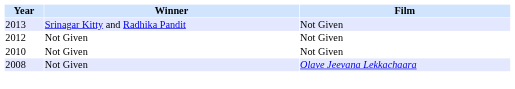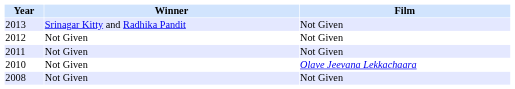+ row: (15, 51)
(322, 51) Not Given -> (358, 64) Olave Jeevana Lekkachaara
(358, 64) Olave Jeevana Lekkachaara -> (322, 78) Not Given
